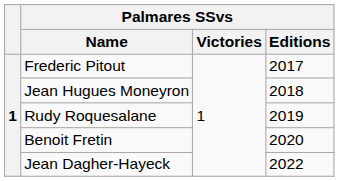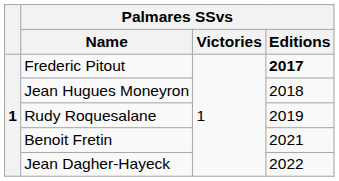(286, 66) normal -> (286, 66) bold
(286, 140) 2020 -> (286, 140) 2021
